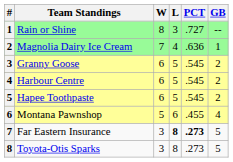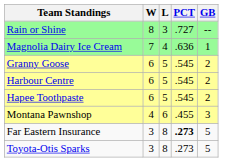- column: (9, 13)
(161, 115) 5 -> (151, 115) 4
(218, 115) 4 -> (208, 115) 3
(175, 132) bold -> (165, 132) normal
